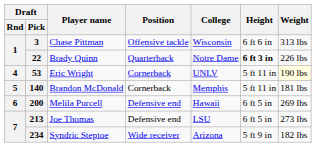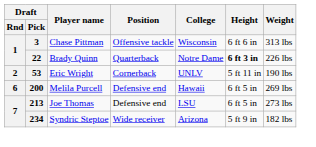(15, 73) 4 -> (15, 73) 2
(294, 73) lightyellow background -> (279, 73) no background
- row: (37, 88)
